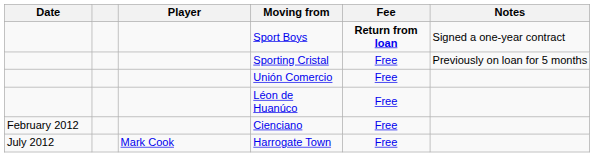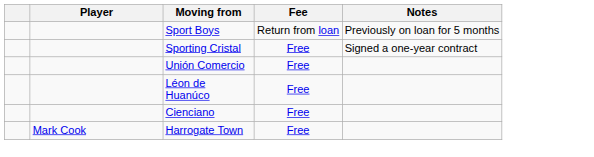- column: (48, 13)
(386, 36) bold -> (298, 30) normal
(499, 36) Signed a one-year contract -> (422, 30) Previously on loan for 5 months
(510, 60) Previously on loan for 5 months -> (411, 48) Signed a one-year contract
